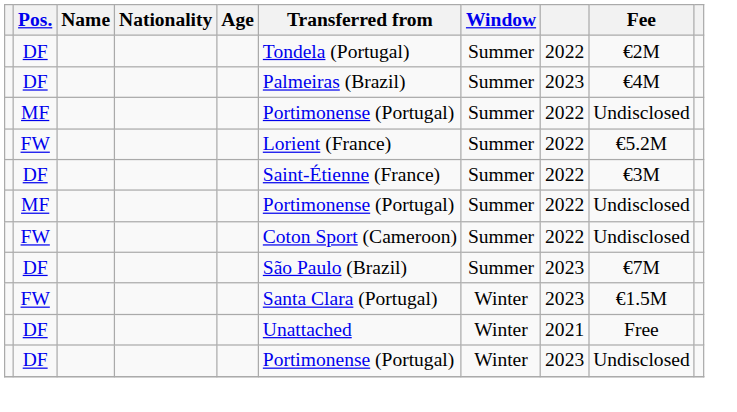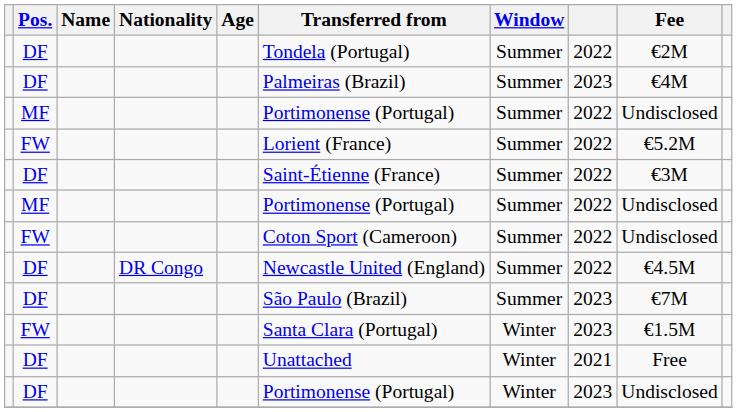+ row: (35, 267)
